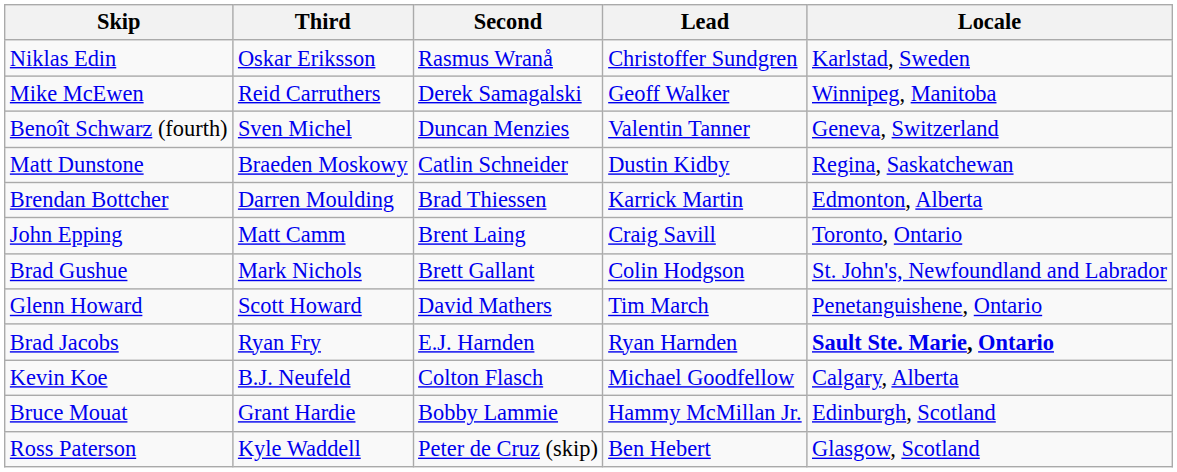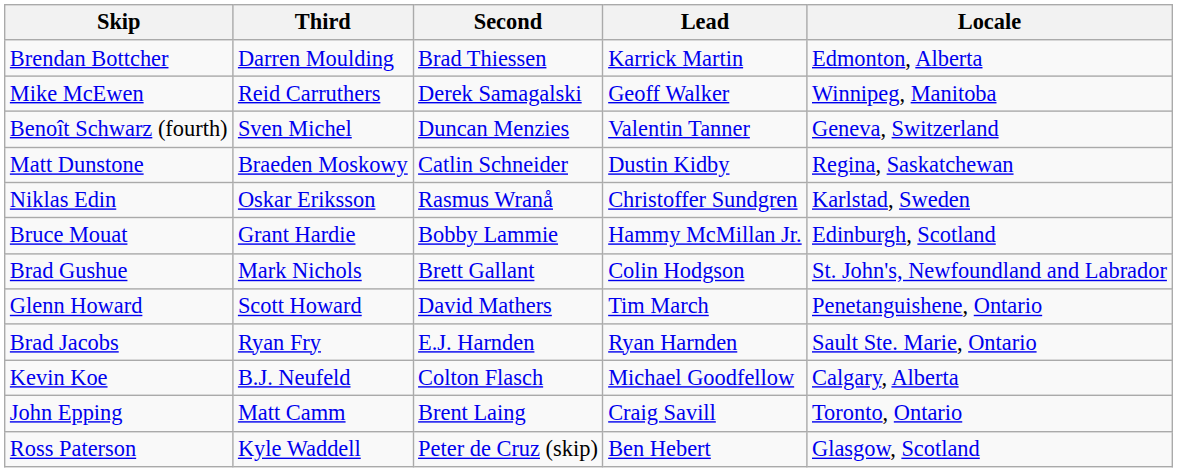rows swapped: (89, 199) <-> (63, 57)
rows swapped: (66, 235) <-> (69, 413)
(933, 341) bold -> (924, 341) normal
